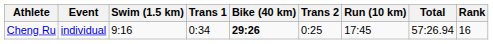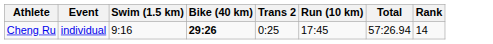- column: (208, 13)
(465, 30) 16 -> (422, 30) 14
